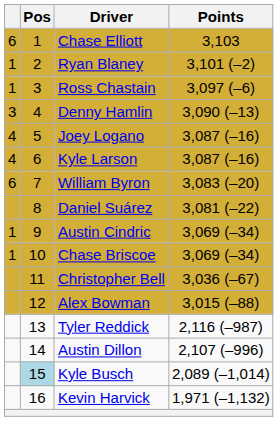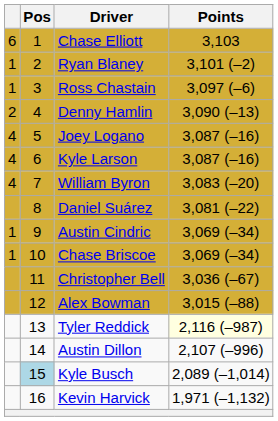(12, 112) 3 -> (12, 112) 2
(12, 183) 6 -> (12, 183) 4
(221, 326) no background -> (221, 326) lightyellow background
